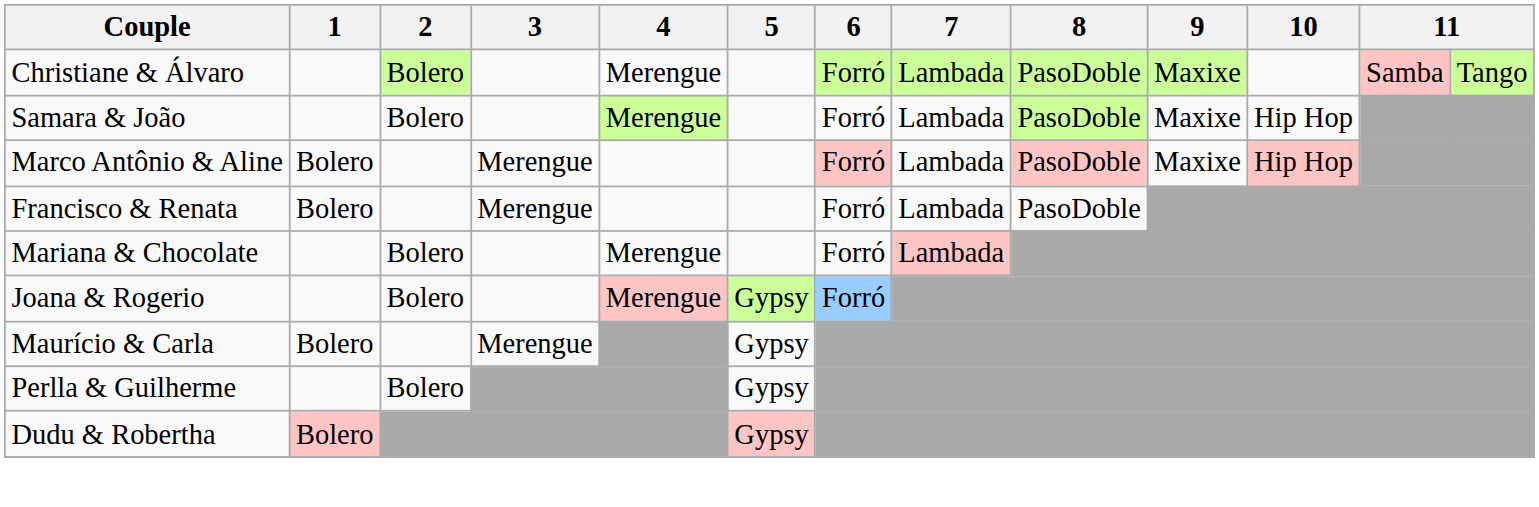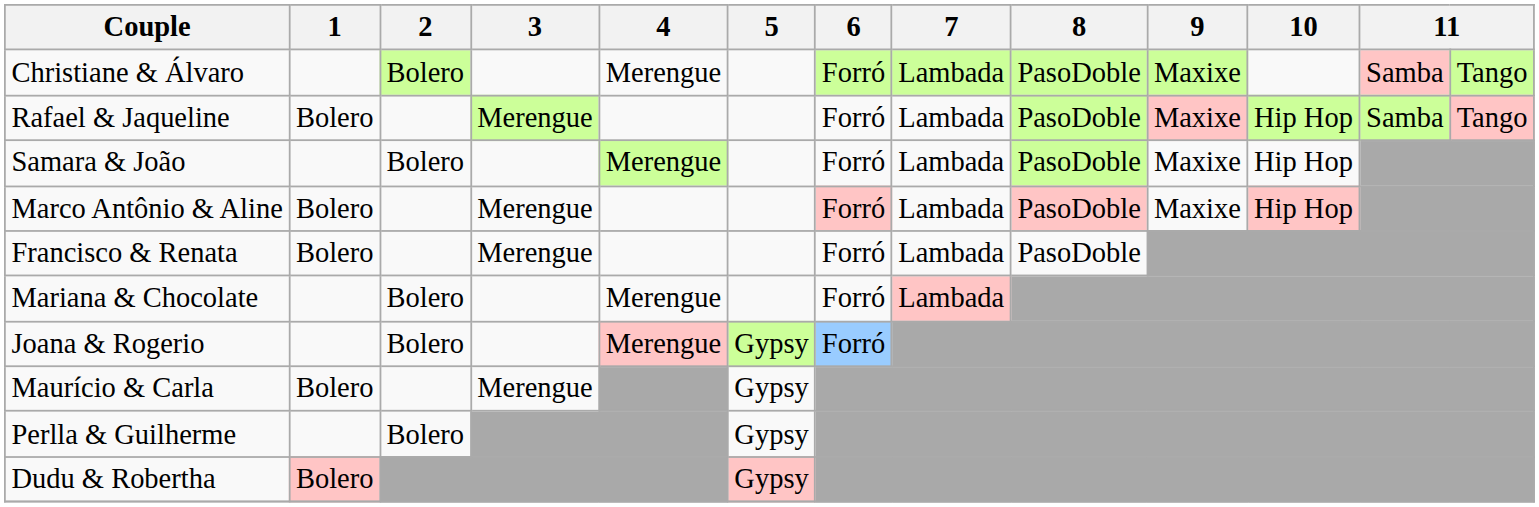+ row: (121, 117)
